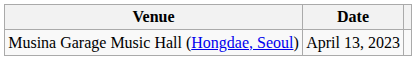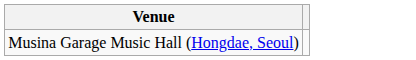- column: (353, 17)
